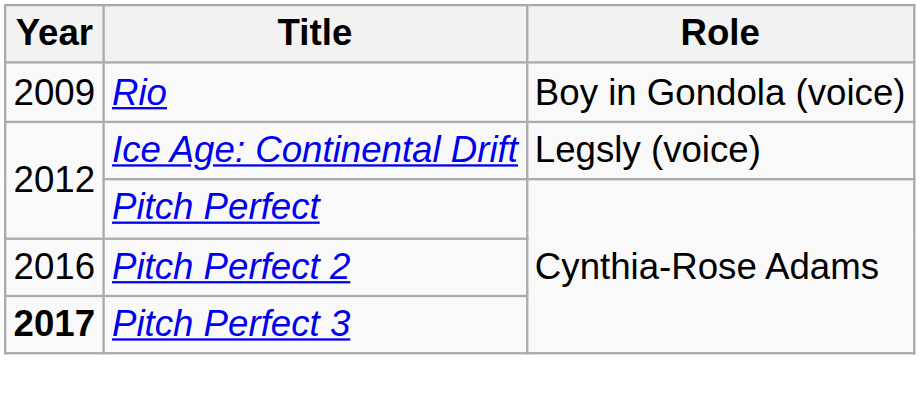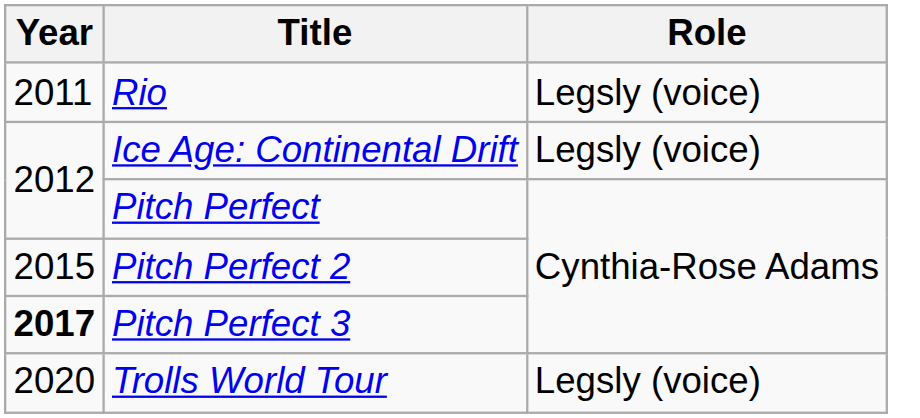(54, 91) 2009 -> (53, 91) 2011
(720, 91) Boy in Gondola (voice) -> (648, 91) Legsly (voice)
(54, 265) 2016 -> (54, 265) 2015
+ row: (249, 382)
